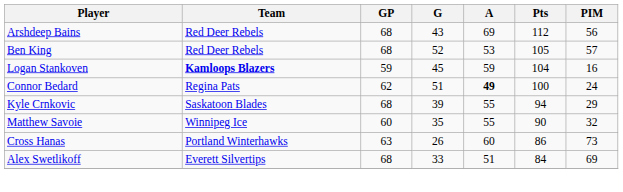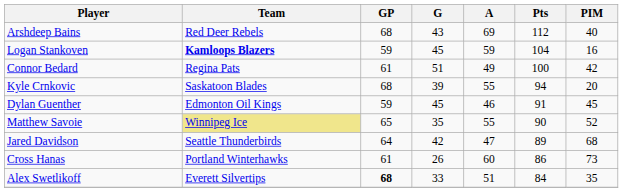(592, 31) 56 -> (592, 31) 40
- row: (29, 50)
(386, 86) 62 -> (386, 68) 61
(489, 86) bold -> (489, 68) normal
(592, 86) 24 -> (592, 68) 42
(592, 104) 29 -> (592, 86) 20
+ row: (44, 104)
(216, 123) no background -> (216, 123) khaki background
(386, 123) 60 -> (386, 123) 65
(592, 123) 32 -> (592, 123) 52
+ row: (43, 141)
(386, 141) 63 -> (386, 159) 61
(386, 159) normal -> (386, 178) bold
(592, 159) 69 -> (592, 178) 35
